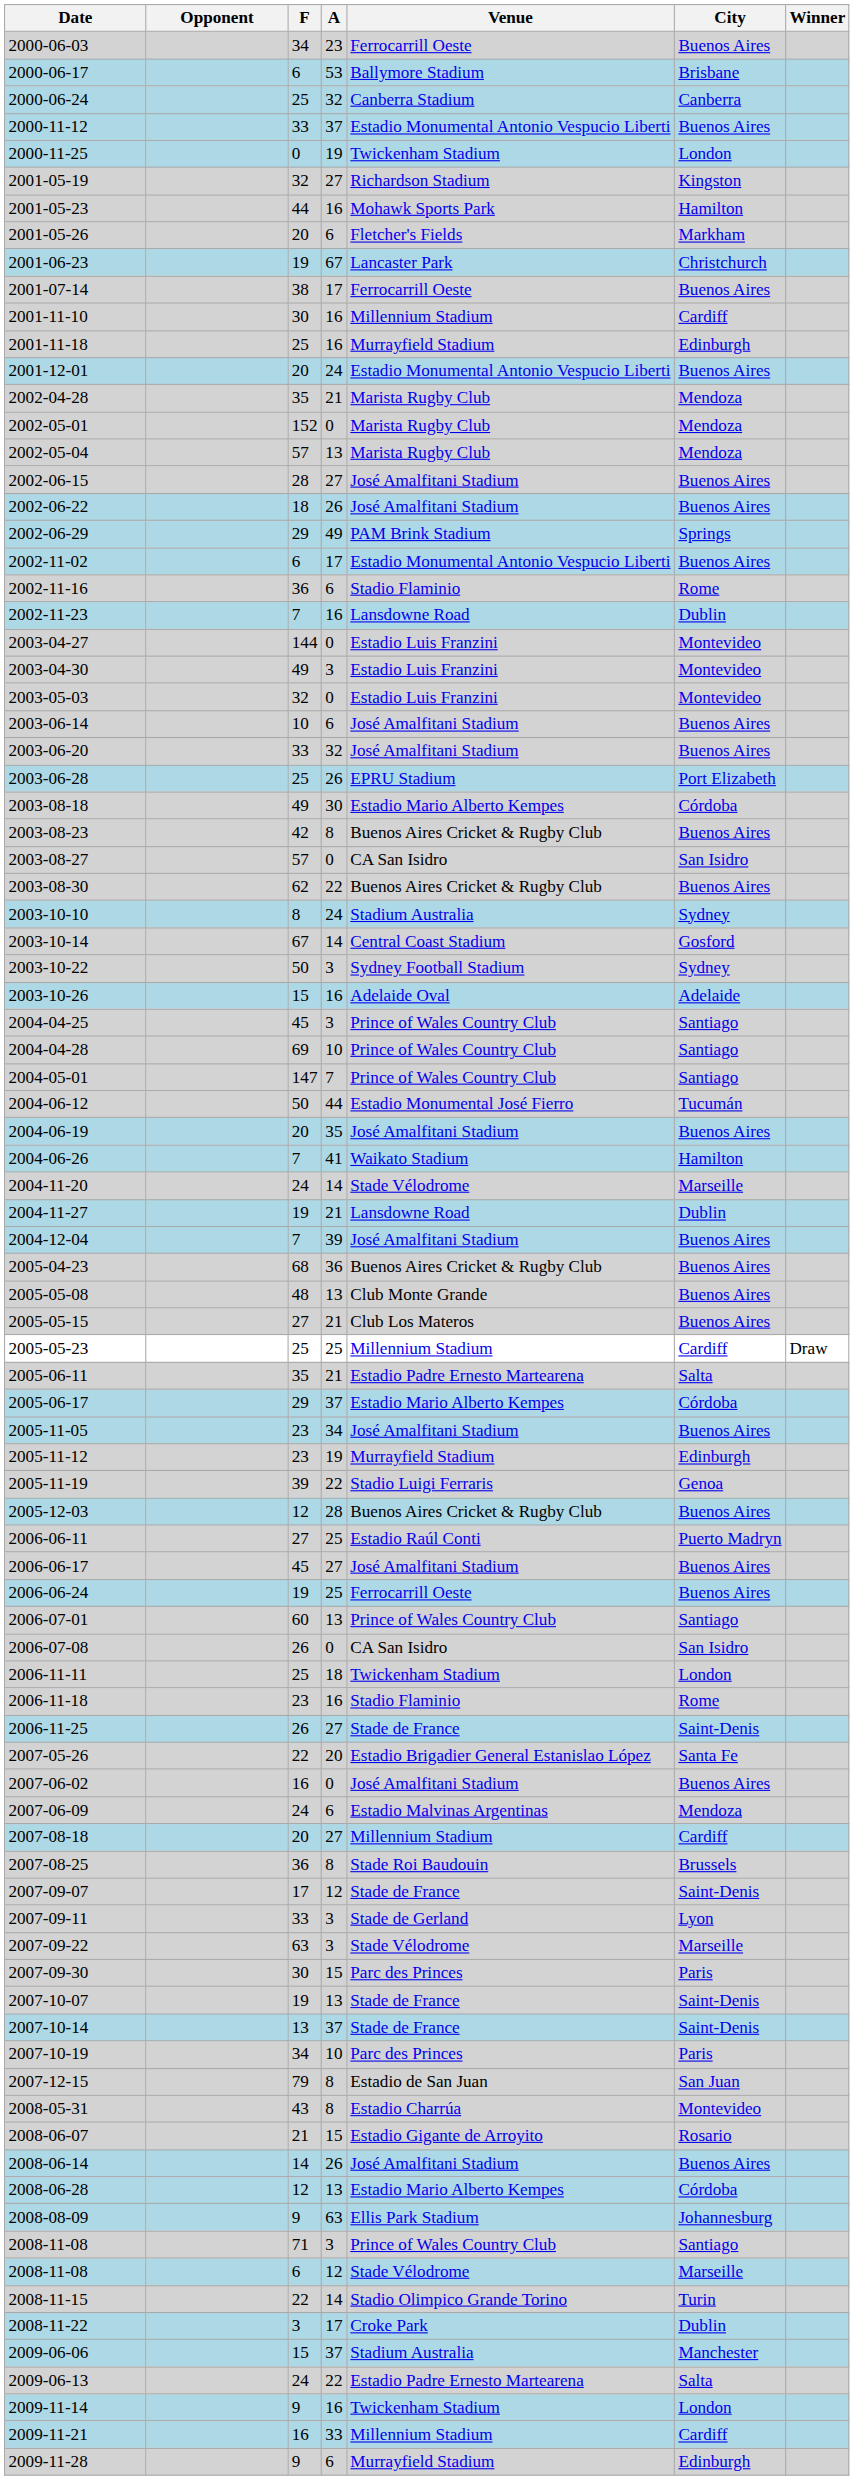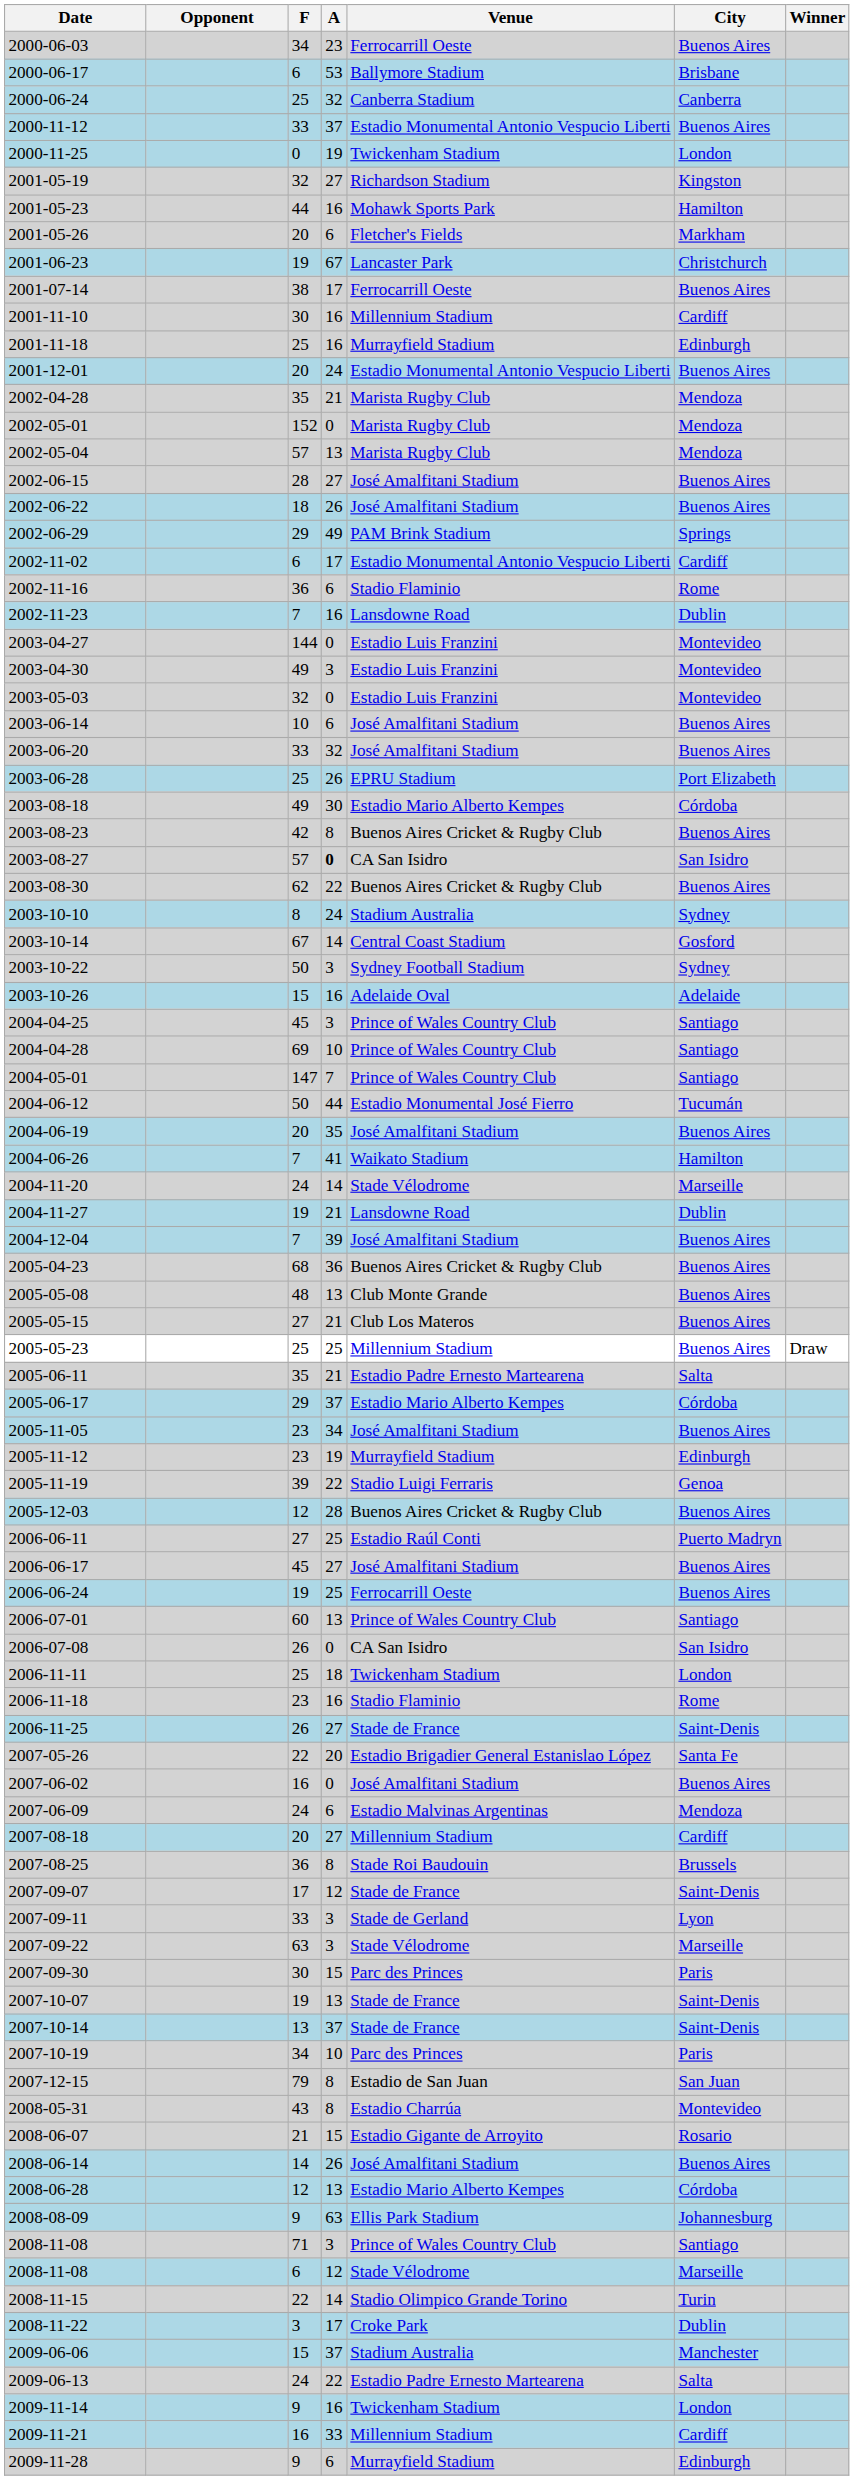(724, 561) Buenos Aires -> (703, 561) Cardiff
(330, 859) normal -> (330, 859) bold
(703, 1348) Cardiff -> (724, 1348) Buenos Aires
